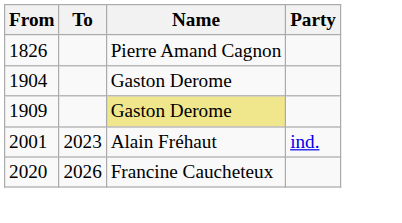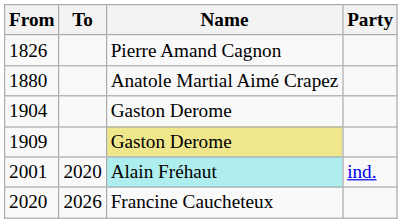+ row: (28, 80)
(83, 141) 2023 -> (83, 171) 2020
(164, 141) no background -> (164, 171) paleturquoise background
